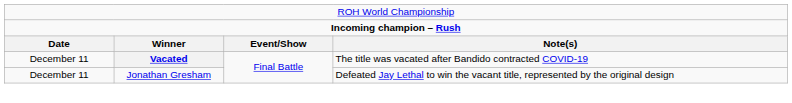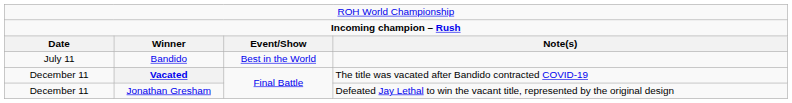+ row: (169, 59)
